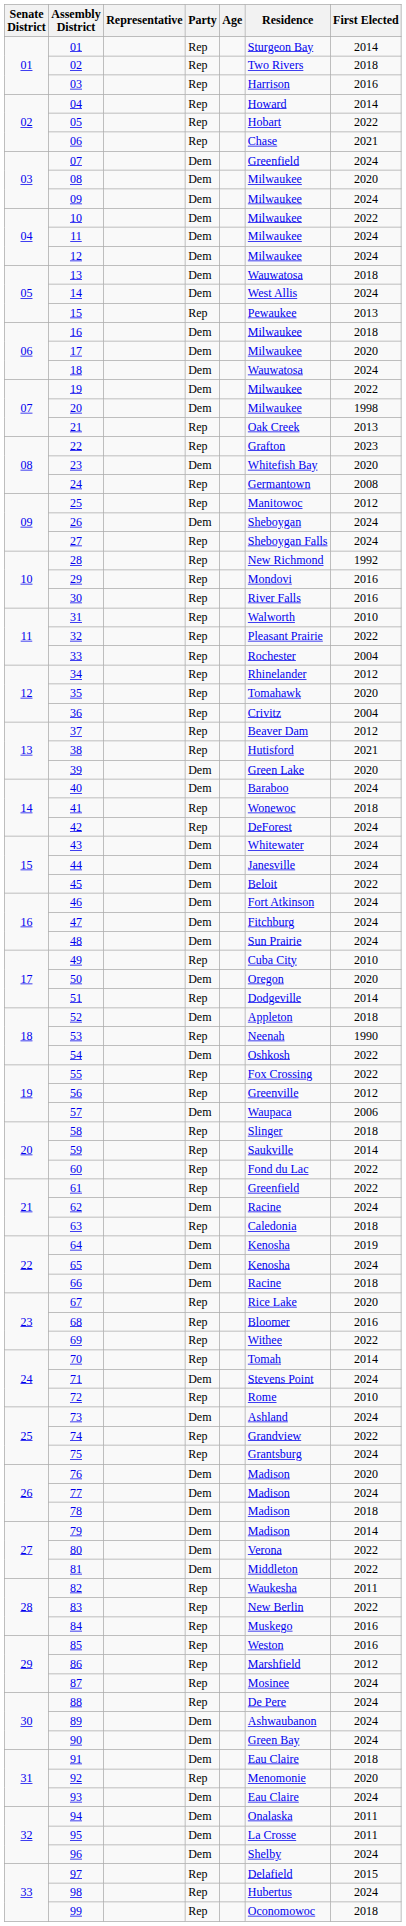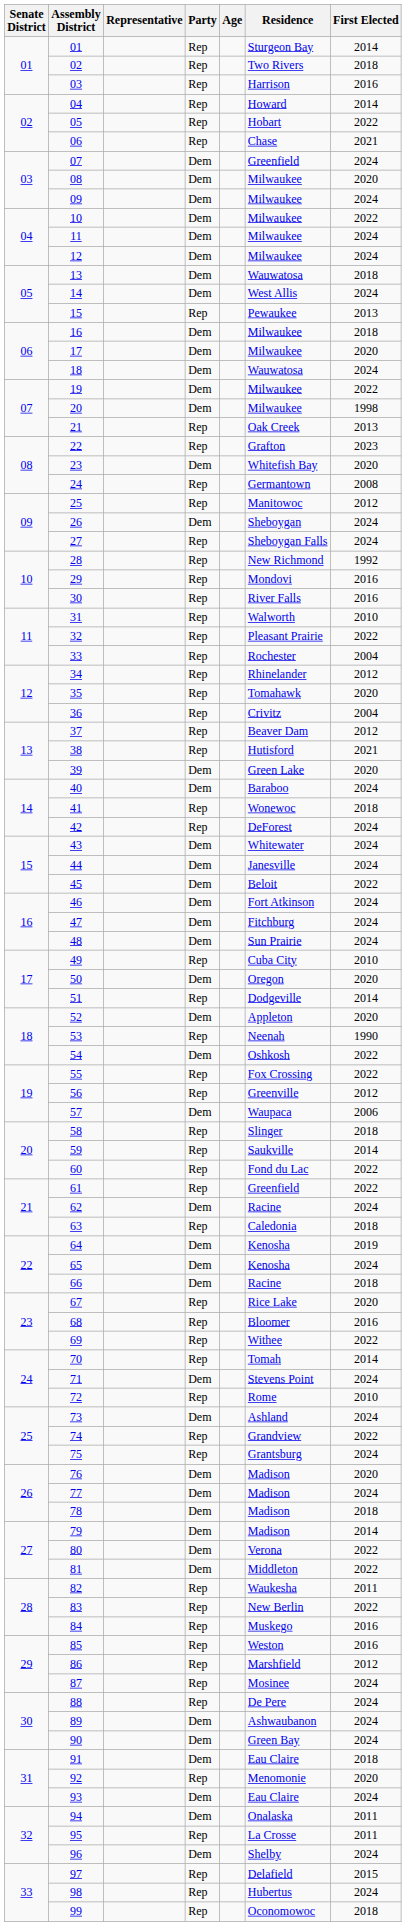(366, 1017) 2018 -> (366, 1017) 2020
(200, 1835) Dem -> (198, 1835) Rep
